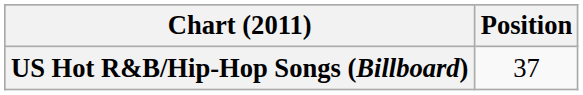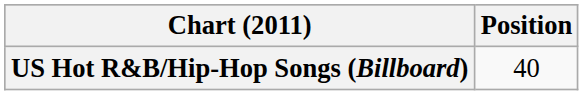(526, 67) 37 -> (526, 67) 40
